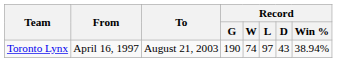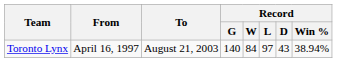(232, 48) 190 -> (232, 48) 140
(251, 48) 74 -> (251, 48) 84
